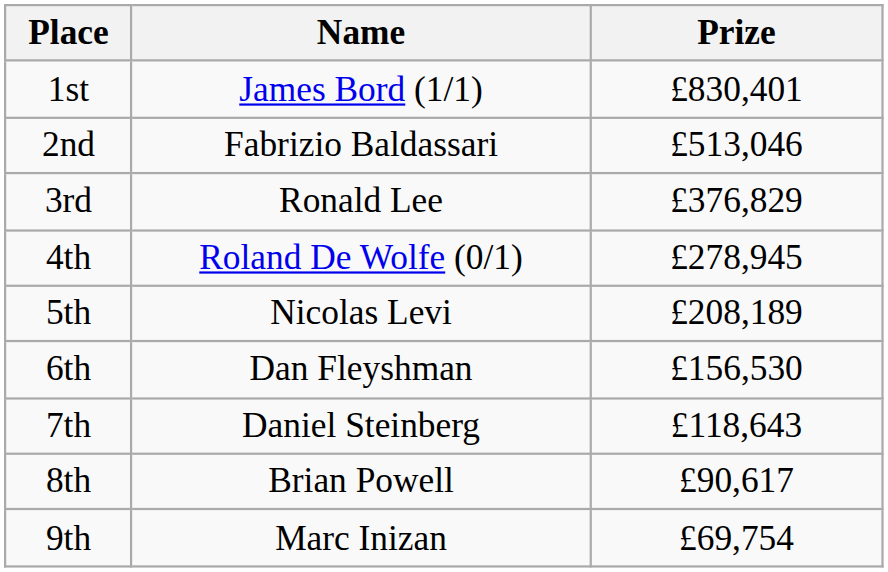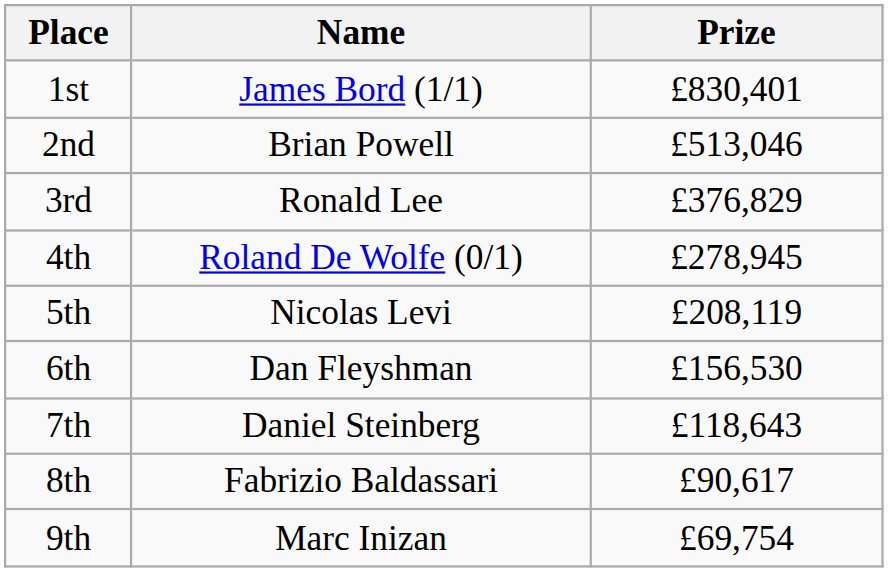(361, 144) Fabrizio Baldassari -> (361, 144) Brian Powell
(736, 312) £208,189 -> (736, 312) £208,119
(361, 481) Brian Powell -> (361, 481) Fabrizio Baldassari
